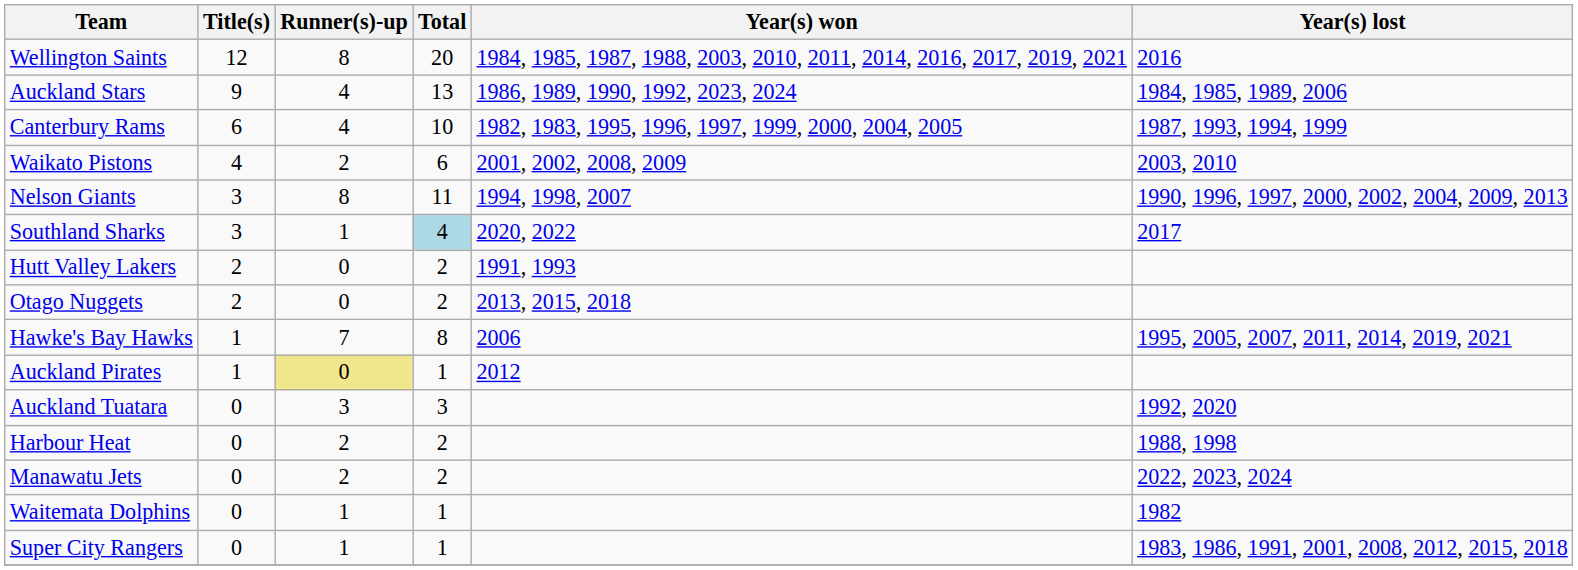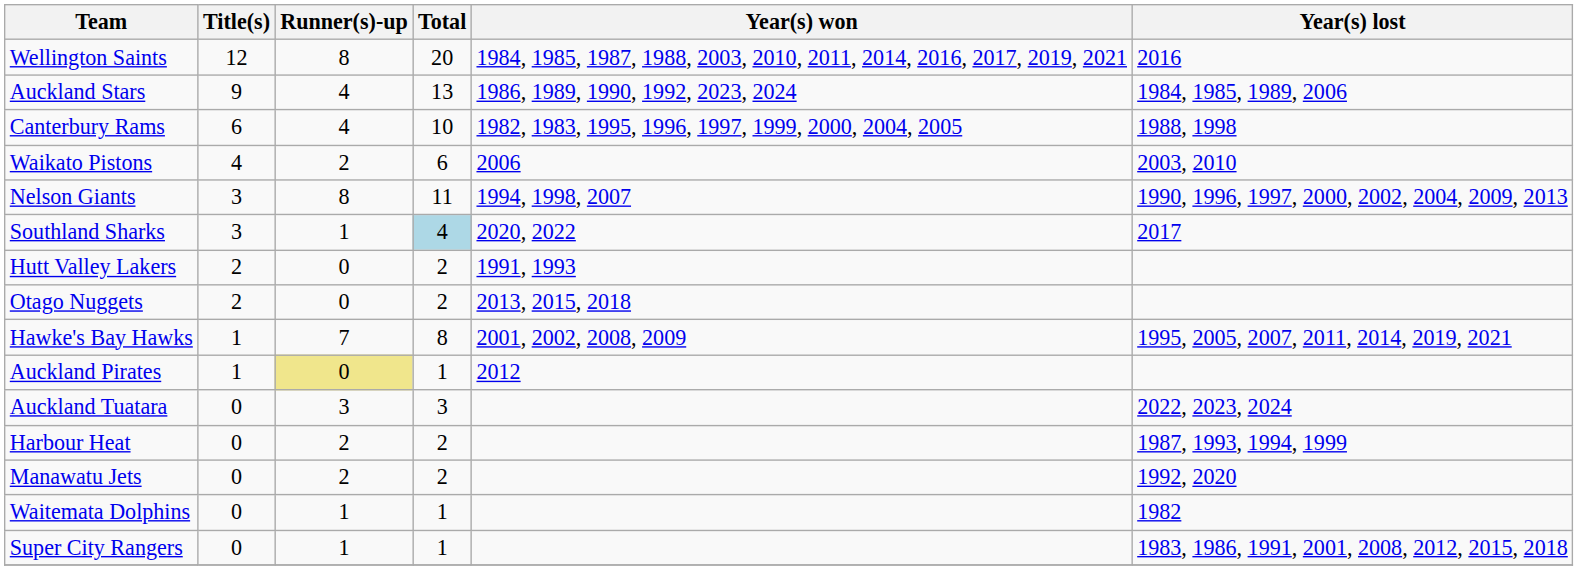(1242, 127) 1987, 1993, 1994, 1999 -> (1187, 127) 1988, 1998
(581, 162) 2001, 2002, 2008, 2009 -> (499, 162) 2006
(499, 337) 2006 -> (581, 337) 2001, 2002, 2008, 2009
(1187, 407) 1992, 2020 -> (1214, 407) 2022, 2023, 2024
(1187, 442) 1988, 1998 -> (1242, 442) 1987, 1993, 1994, 1999
(1214, 477) 2022, 2023, 2024 -> (1187, 477) 1992, 2020
